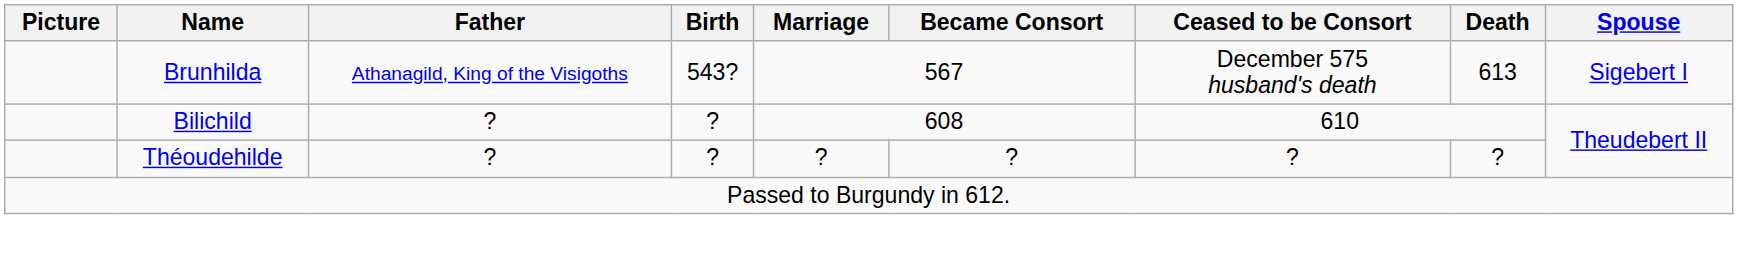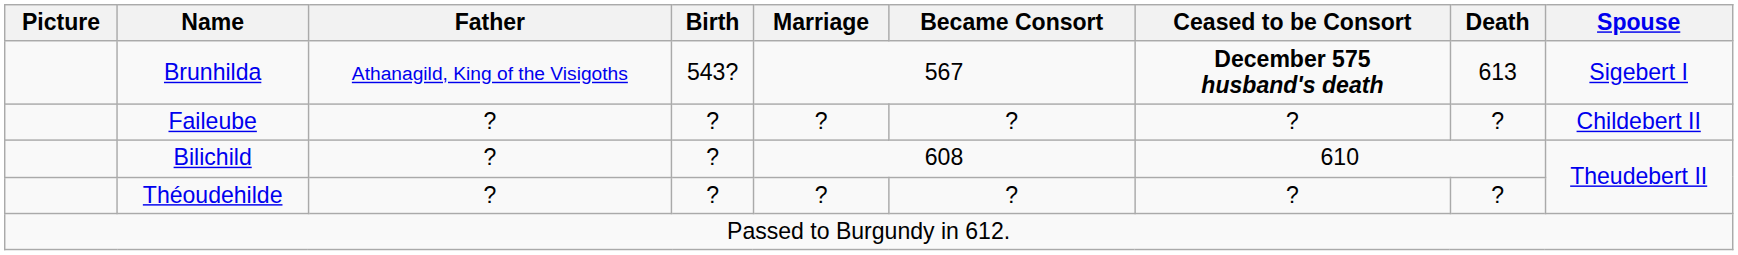(1292, 72) normal -> (1292, 72) bold
+ row: (213, 121)
